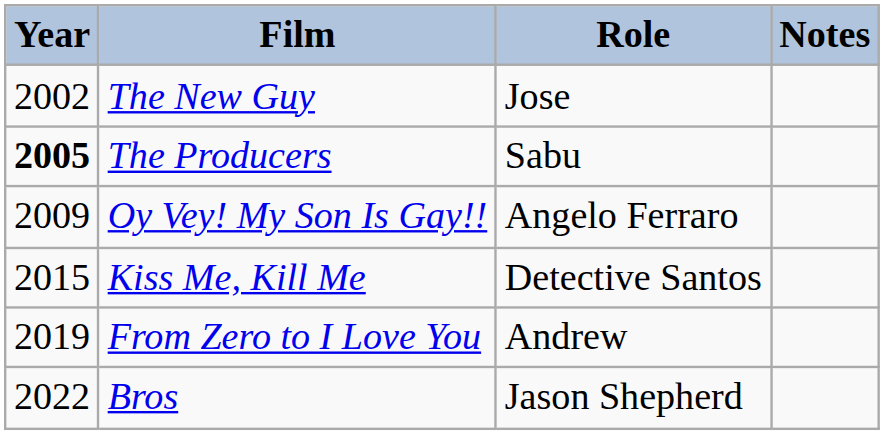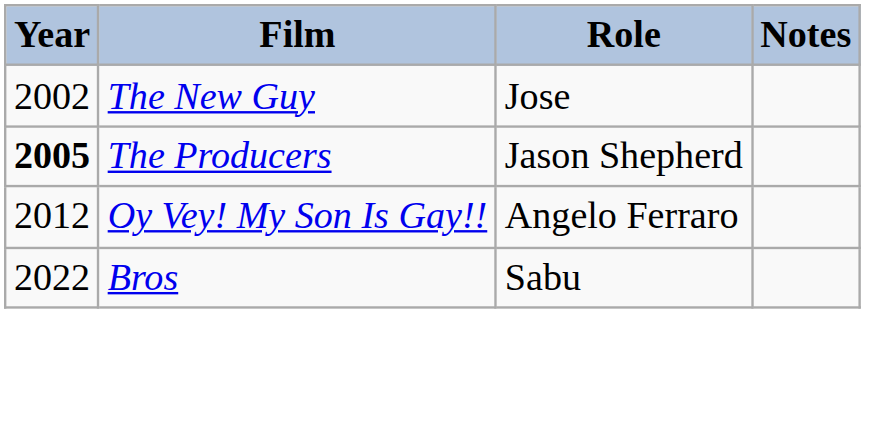(543, 155) Sabu -> (624, 155) Jason Shepherd
(52, 215) 2009 -> (52, 215) 2012
- row: (237, 276)
- row: (294, 336)
(624, 397) Jason Shepherd -> (543, 276) Sabu
